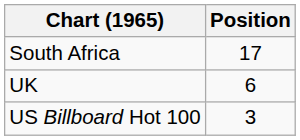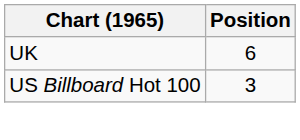- row: (65, 53)
